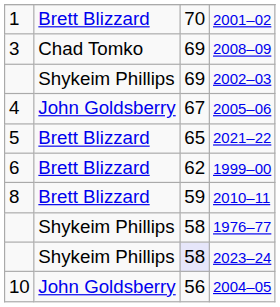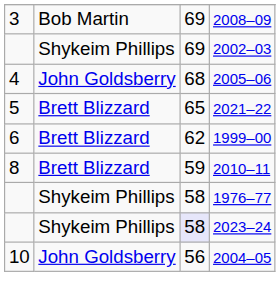- row: (242, 19)
(91, 49) Chad Tomko -> (84, 19) Bob Martin
(195, 108) 67 -> (195, 78) 68
